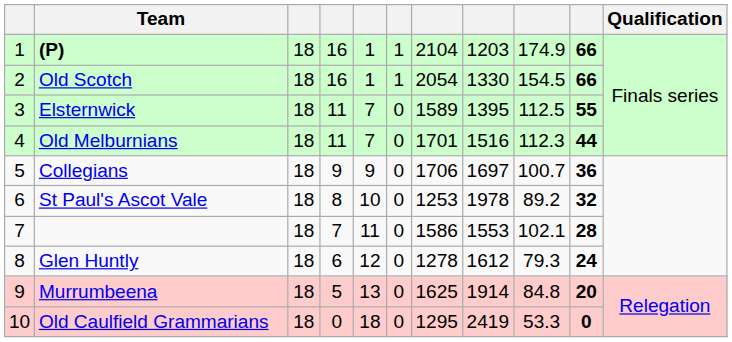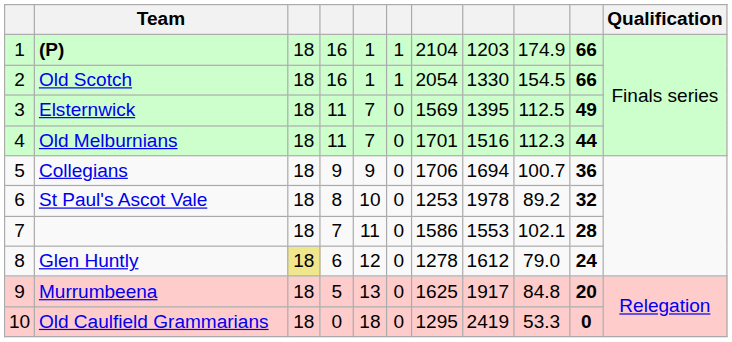(437, 110) 1589 -> (437, 110) 1569
(586, 110) 55 -> (586, 110) 49
(488, 170) 1697 -> (488, 170) 1694
(304, 261) no background -> (304, 261) khaki background
(542, 261) 79.3 -> (542, 261) 79.0
(488, 291) 1914 -> (488, 291) 1917
